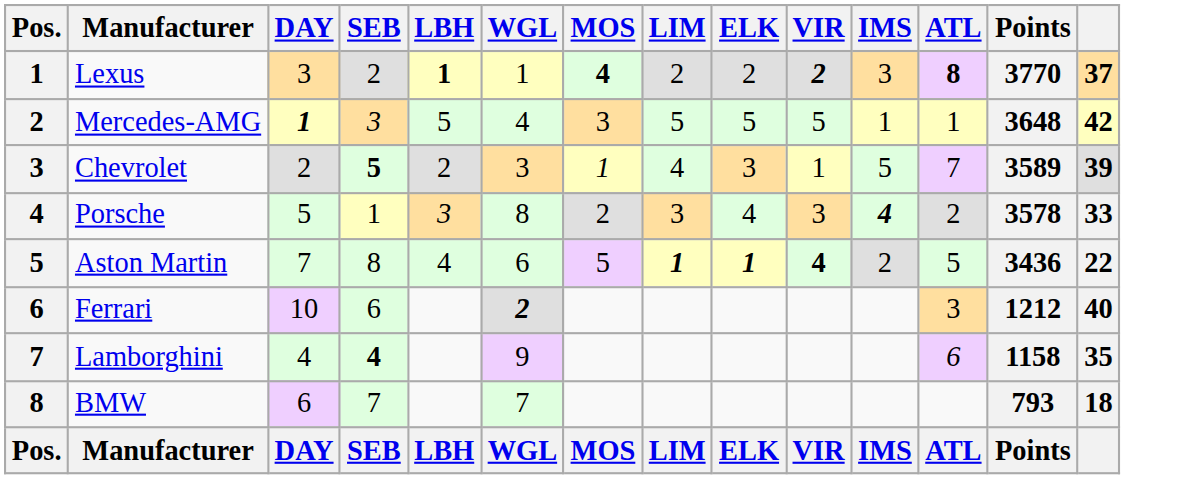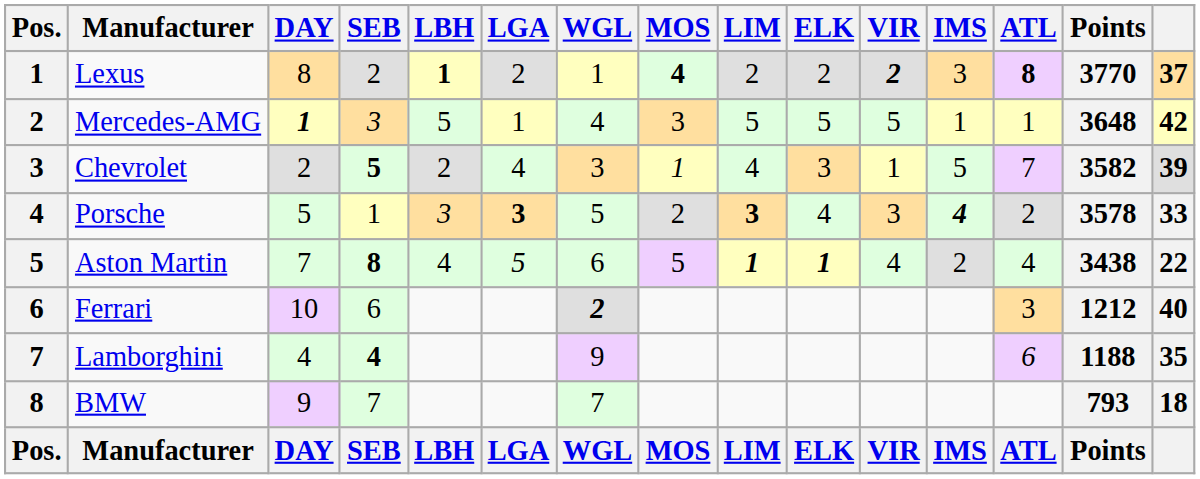+ column: (518, 27)
(304, 74) 3 -> (304, 74) 8
(1033, 168) 3589 -> (1108, 168) 3582
(522, 215) 8 -> (597, 215) 5
(677, 215) normal -> (752, 215) bold
(374, 262) normal -> (374, 262) bold
(819, 262) bold -> (894, 262) normal
(953, 262) 5 -> (1028, 262) 4
(1033, 262) 3436 -> (1108, 262) 3438
(1033, 355) 1158 -> (1108, 355) 1188
(304, 402) 6 -> (304, 402) 9
